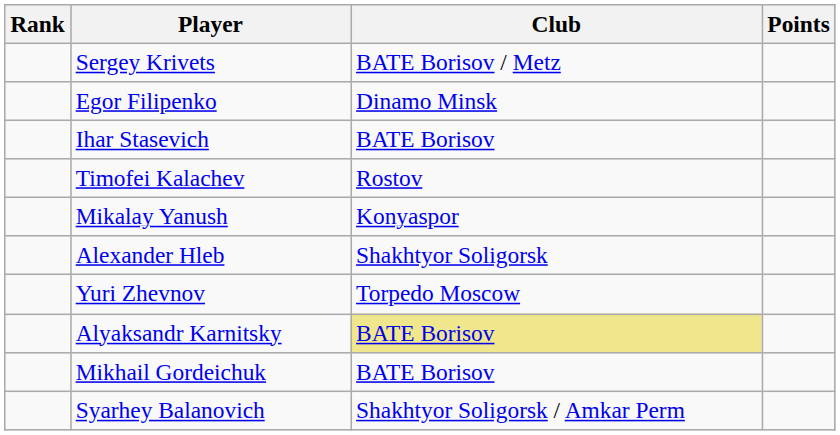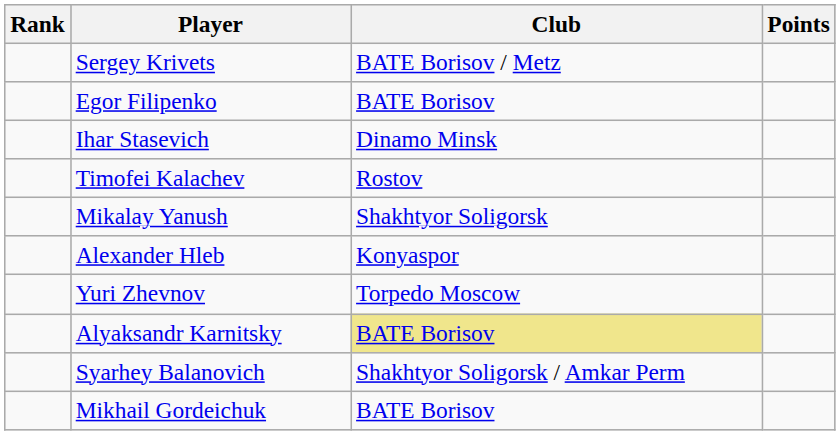(427, 101) Dinamo Minsk -> (425, 101) BATE Borisov
(425, 139) BATE Borisov -> (427, 139) Dinamo Minsk
(407, 216) Konyaspor -> (452, 216) Shakhtyor Soligorsk
(452, 255) Shakhtyor Soligorsk -> (407, 255) Konyaspor
rows swapped: (170, 409) <-> (171, 371)
